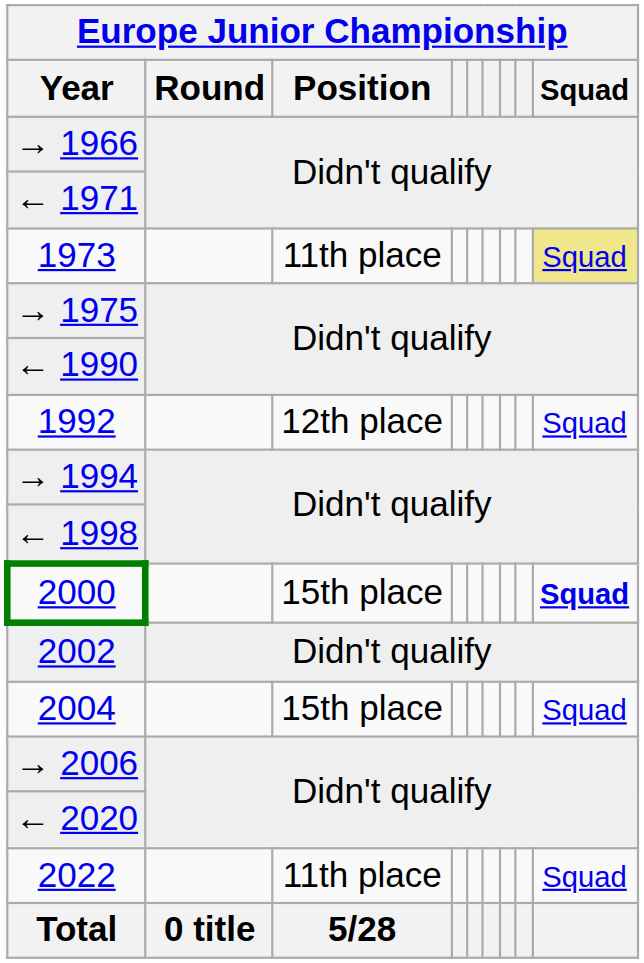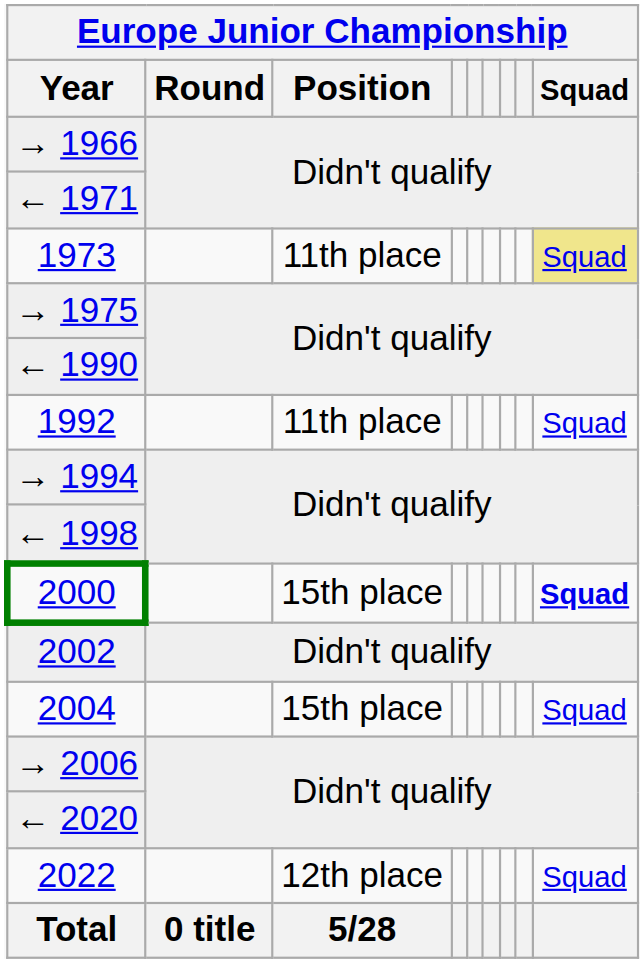(362, 421) 12th place -> (362, 421) 11th place
(362, 874) 11th place -> (362, 874) 12th place
